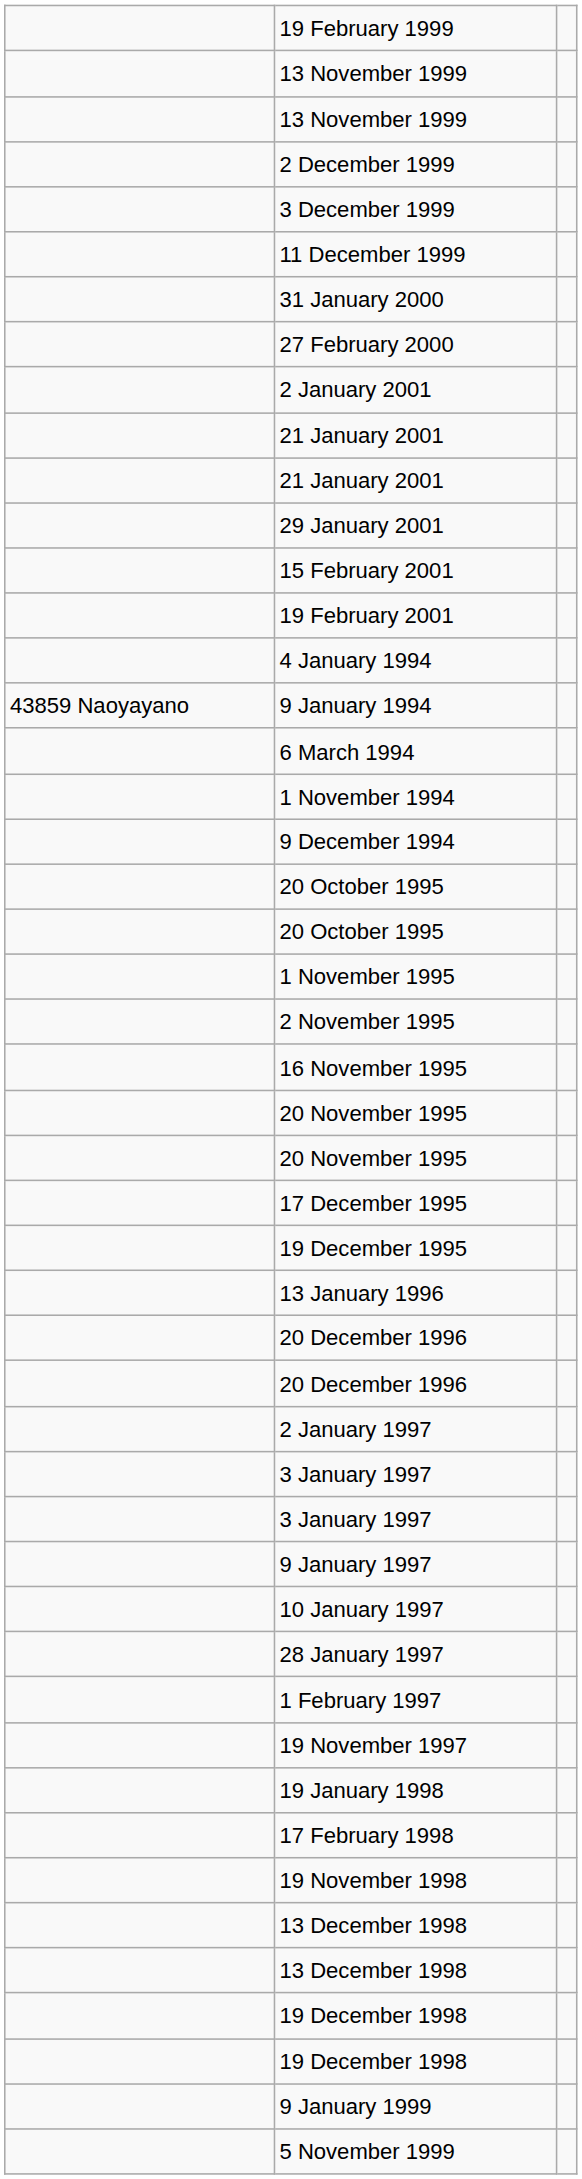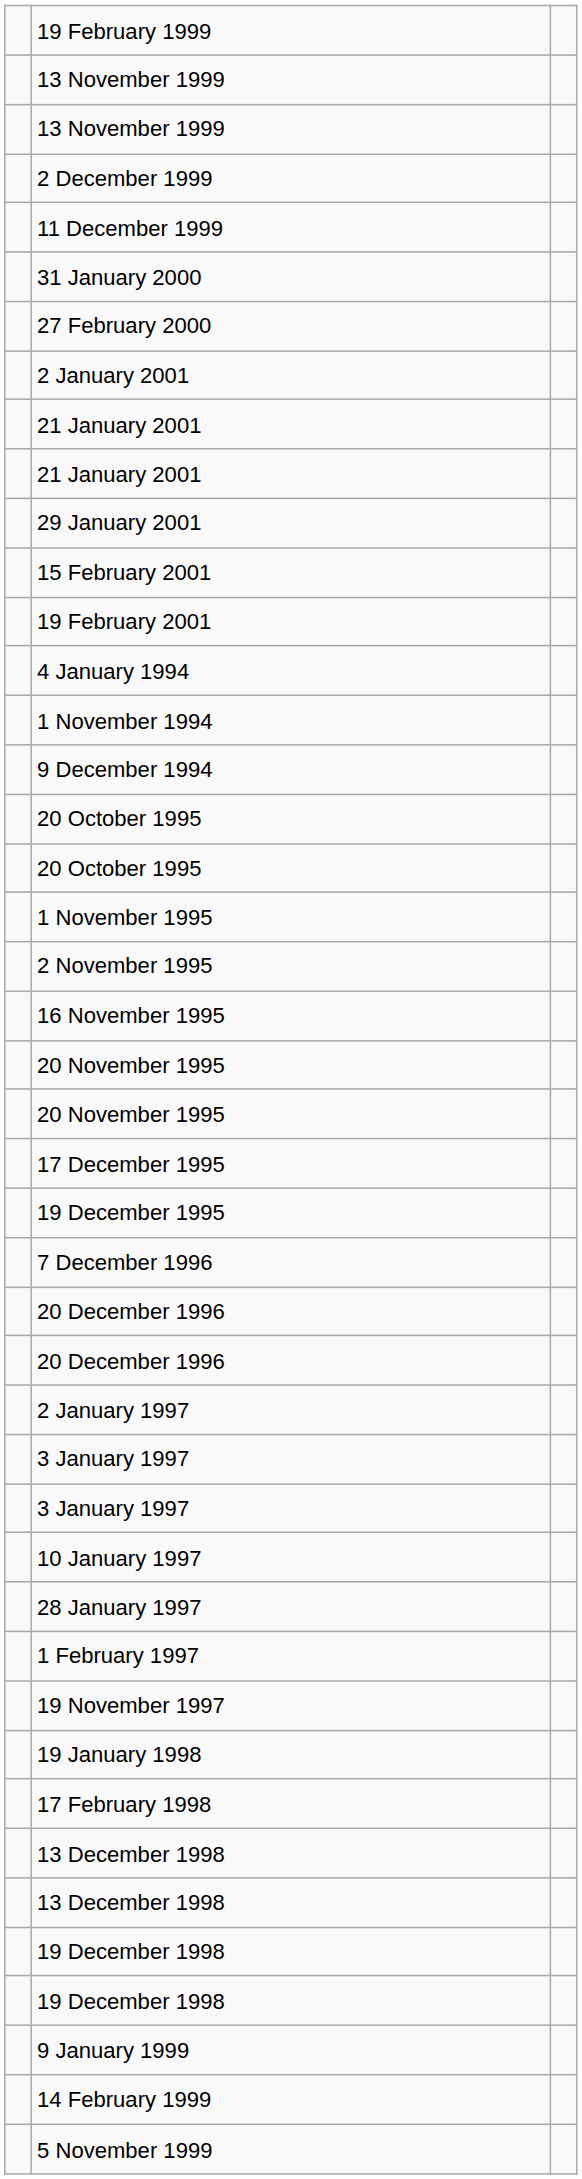- row: (140, 209)
- row: (100, 706)
- row: (140, 751)
- row: (140, 1293)
+ row: (18, 1262)
- row: (140, 1564)
- row: (140, 1880)
+ row: (18, 2099)
